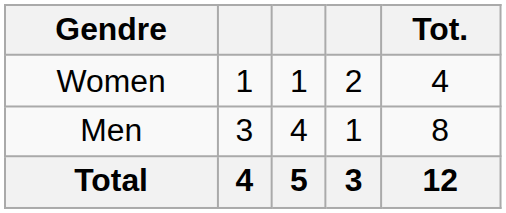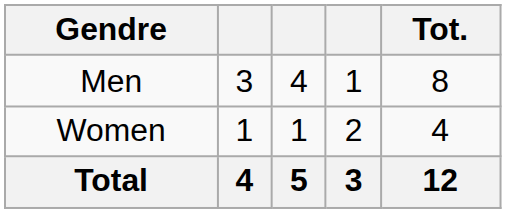rows swapped: (111, 130) <-> (111, 80)
